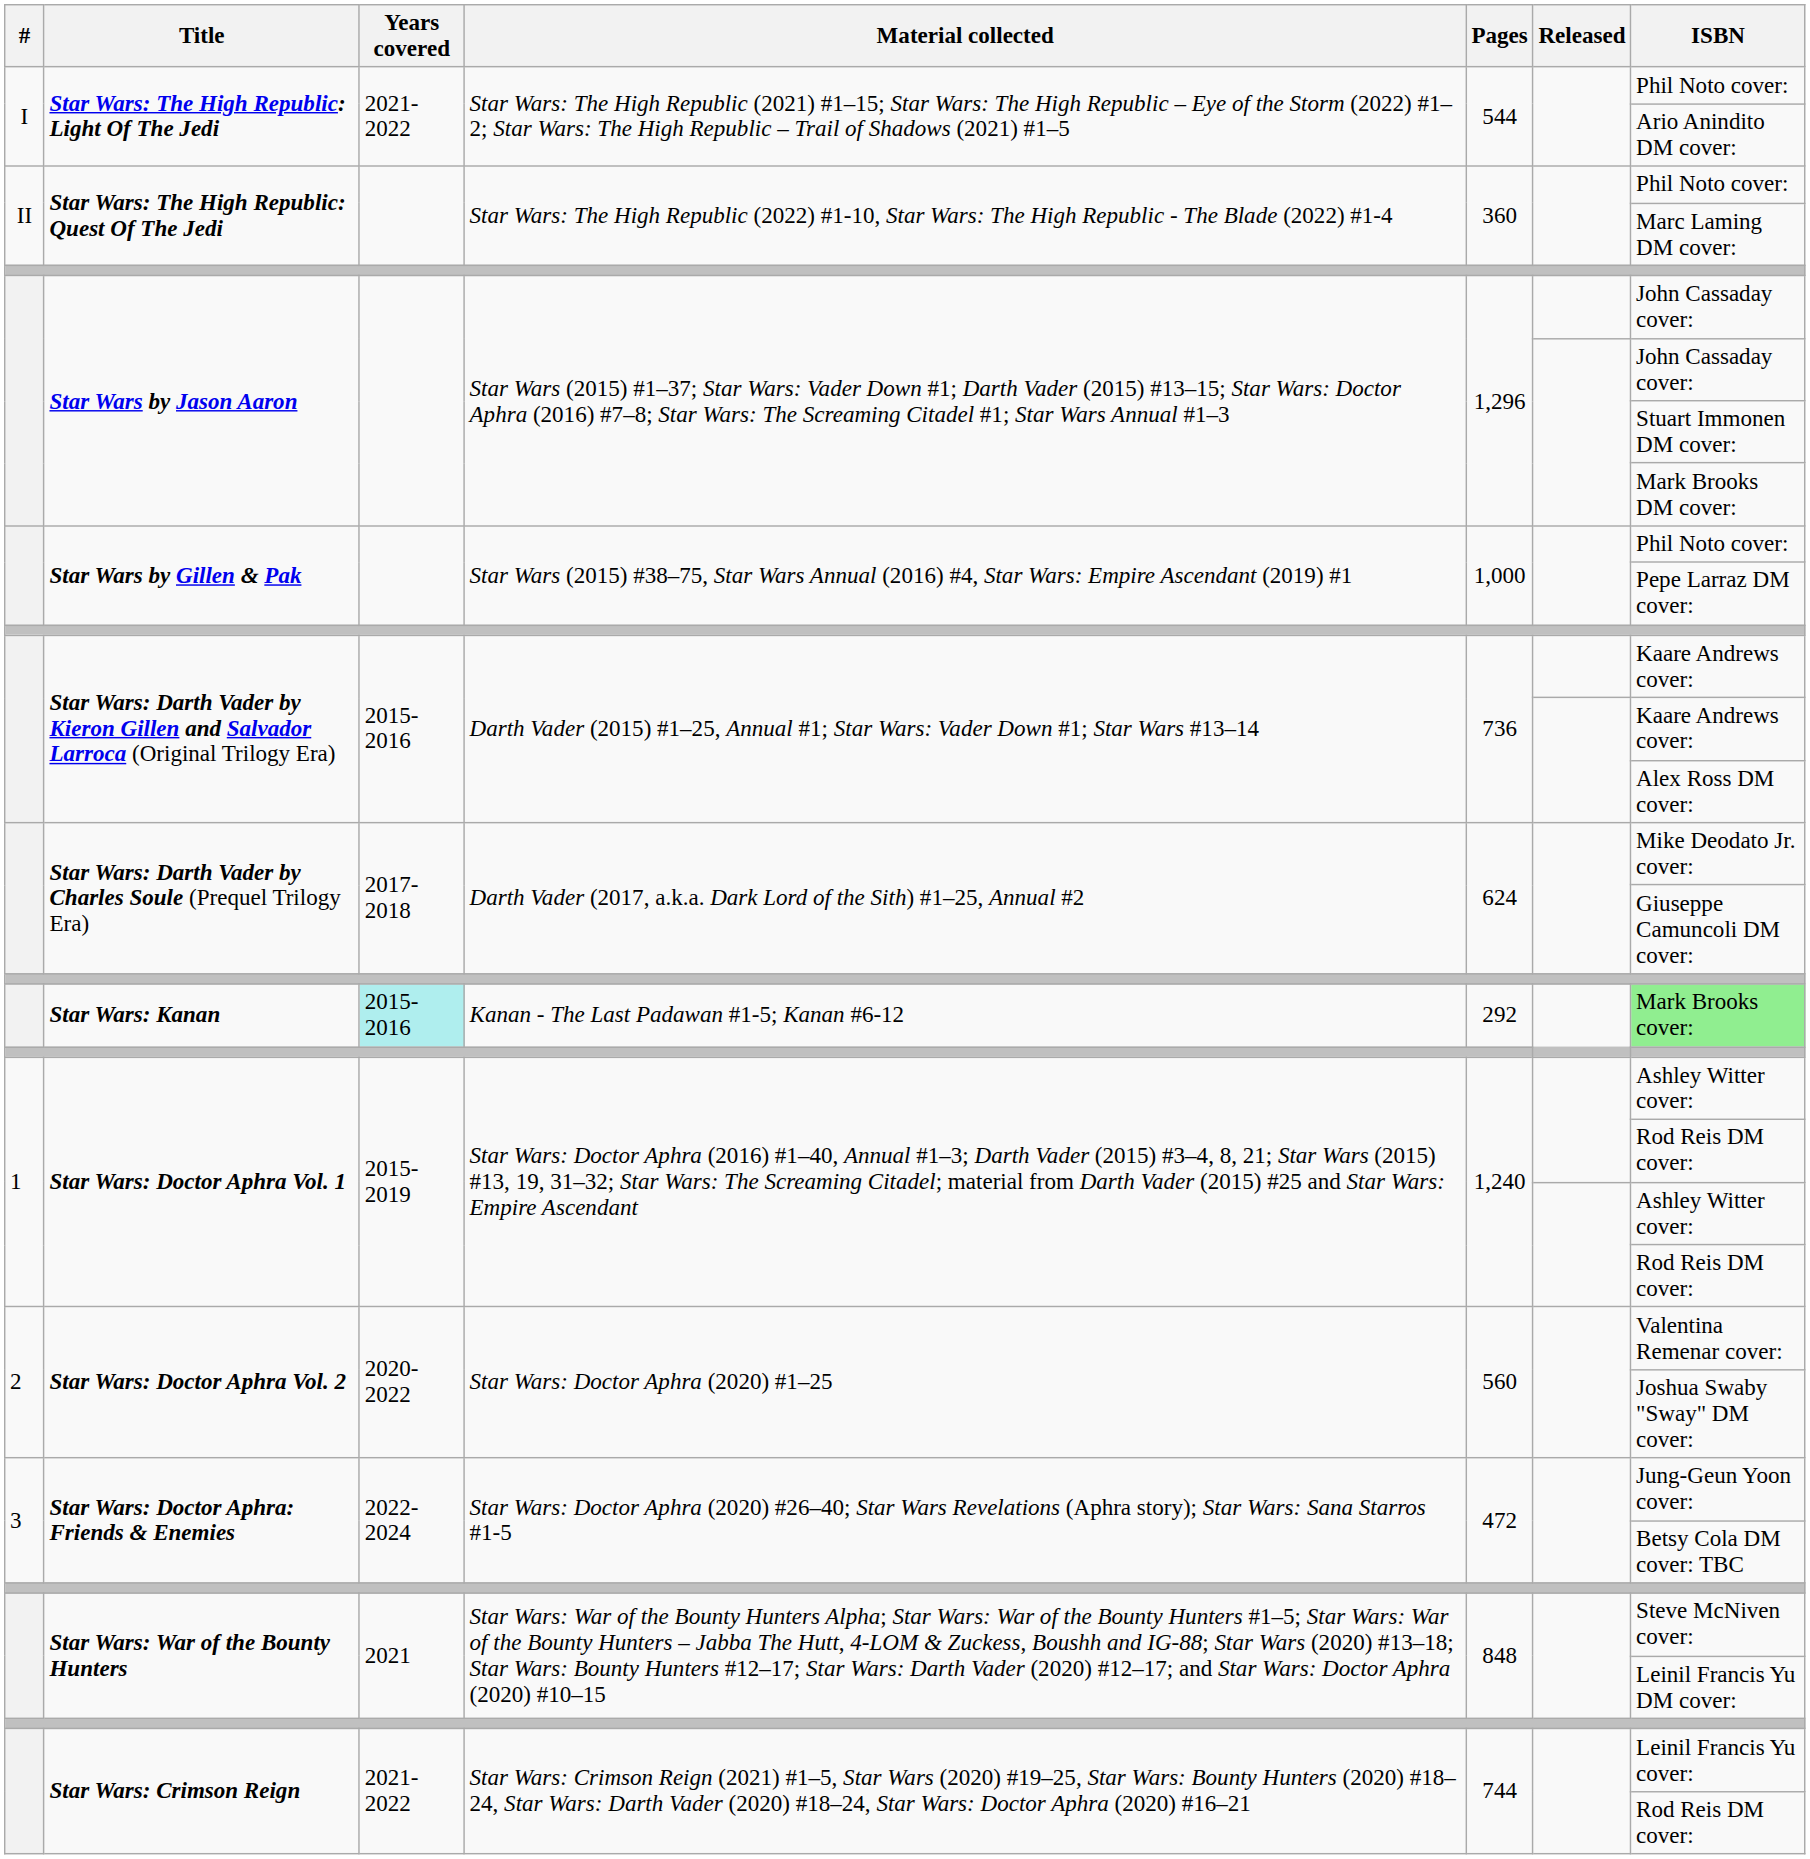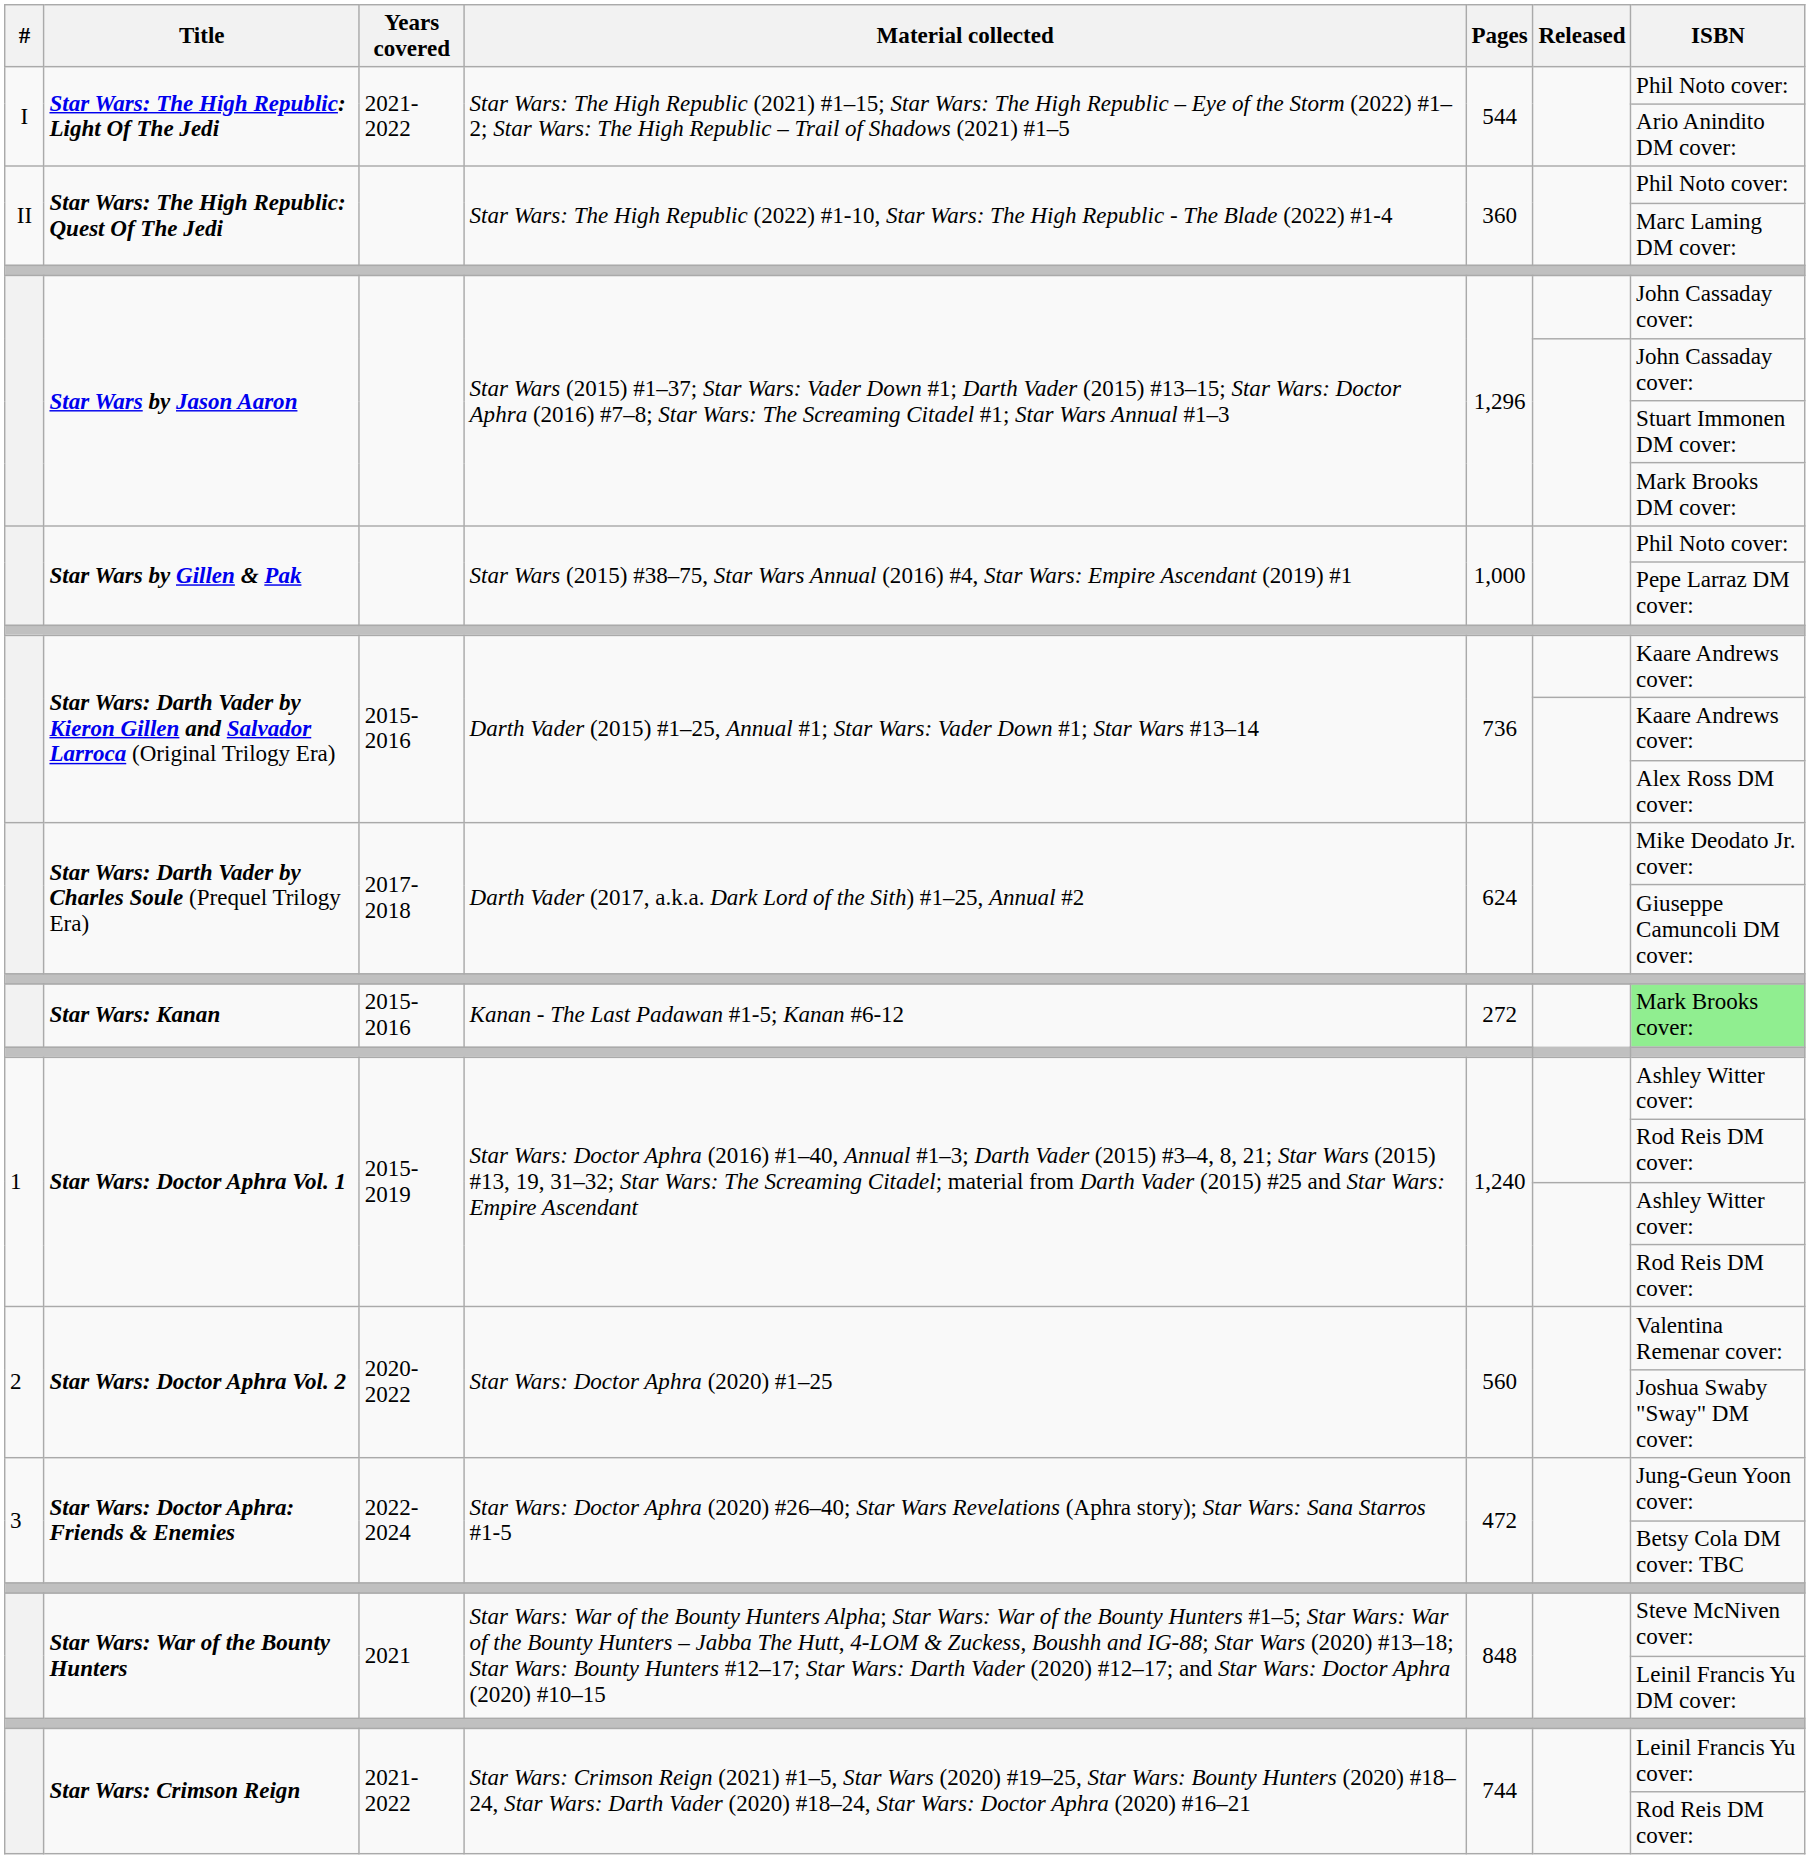(392, 1015) paleturquoise background -> (392, 1015) no background
(1500, 1015) 292 -> (1500, 1015) 272
